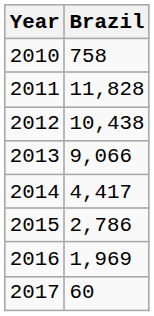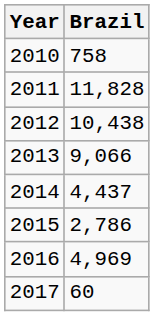(101, 191) 4,417 -> (101, 191) 4,437
(101, 259) 1,969 -> (101, 259) 4,969
